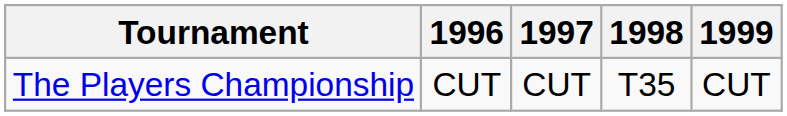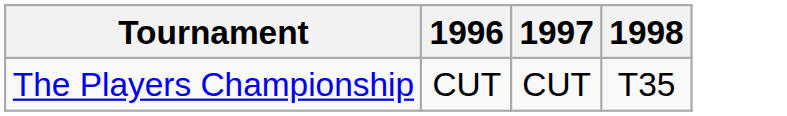- column: (736, 32)
